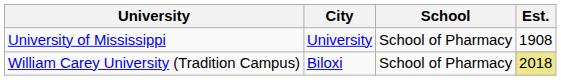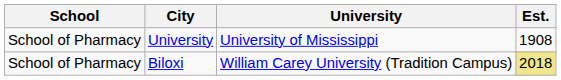columns swapped: (446, 16) <-> (154, 16)
